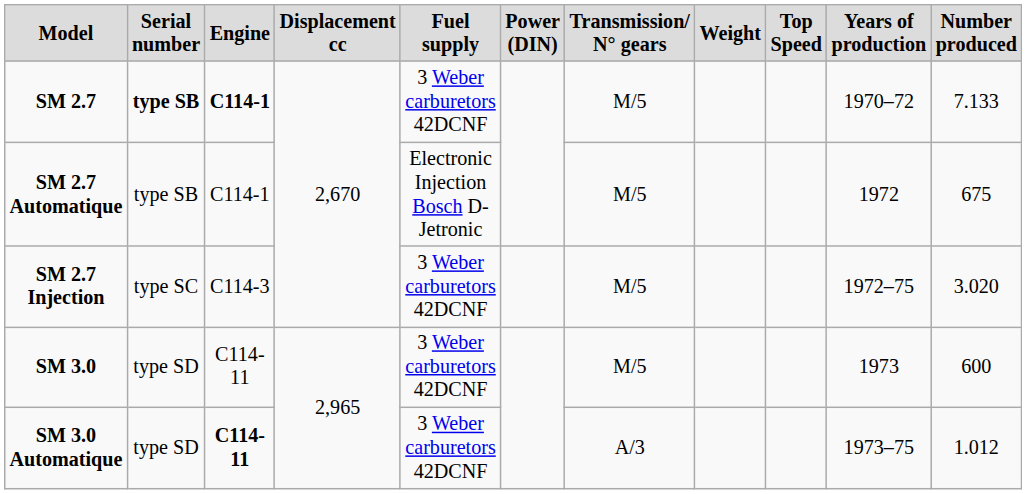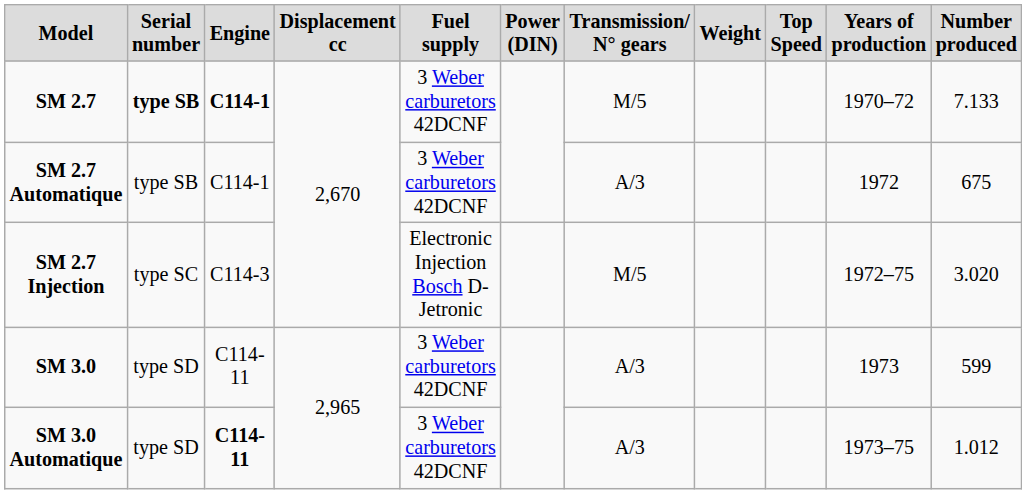(451, 193) Electronic Injection Bosch D-Jetronic -> (451, 181) 3 Weber carburetors 42DCNF
(630, 193) M/5 -> (630, 181) A/3
(451, 286) 3 Weber carburetors 42DCNF -> (451, 274) Electronic Injection Bosch D-Jetronic
(630, 366) M/5 -> (630, 366) A/3
(976, 366) 600 -> (976, 366) 599
